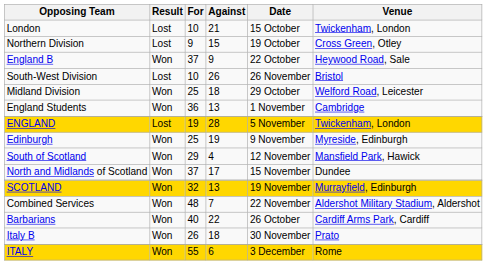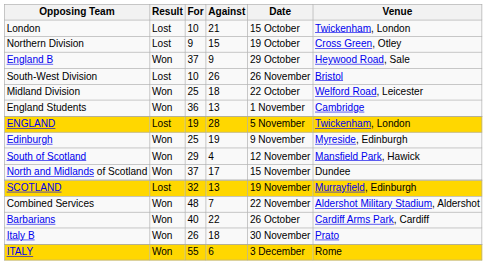(275, 60) 22 October -> (275, 60) 29 October
(275, 92) 29 October -> (275, 92) 22 October
(162, 188) Won -> (161, 188) Lost
